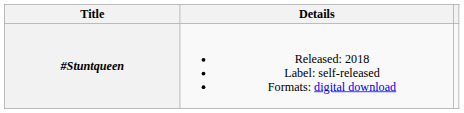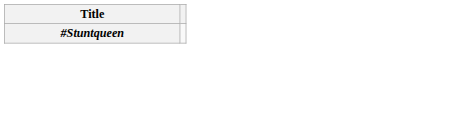- column: (317, 14)
